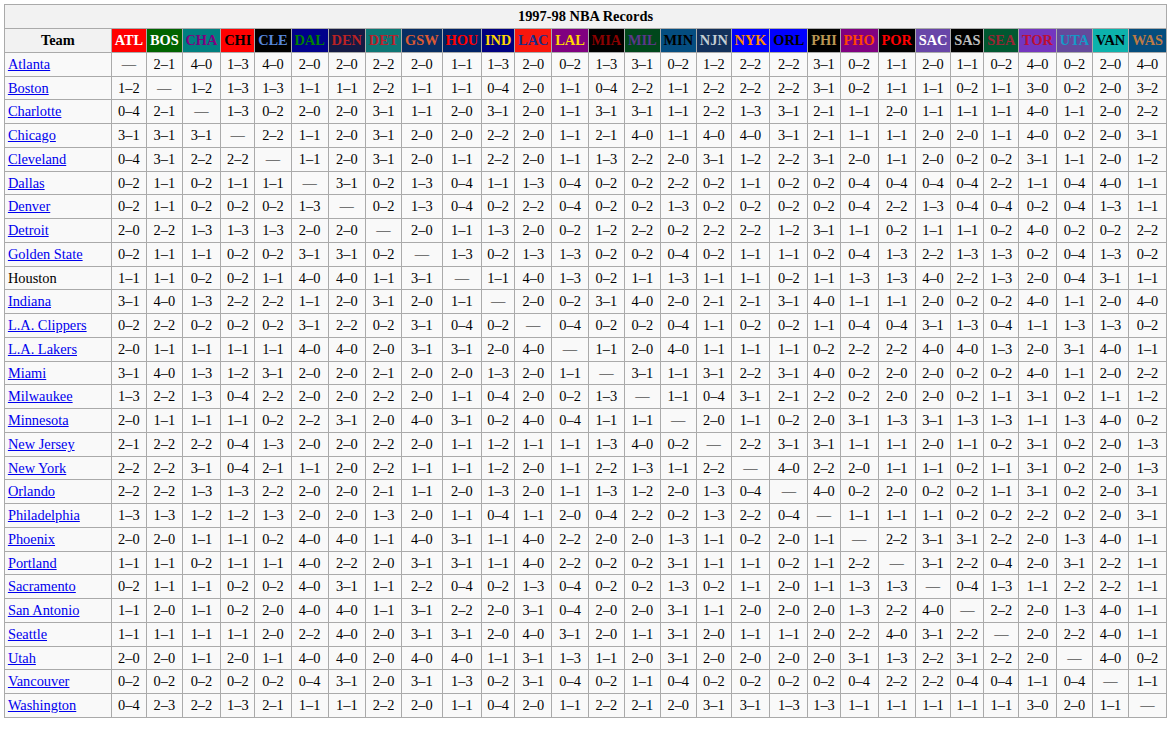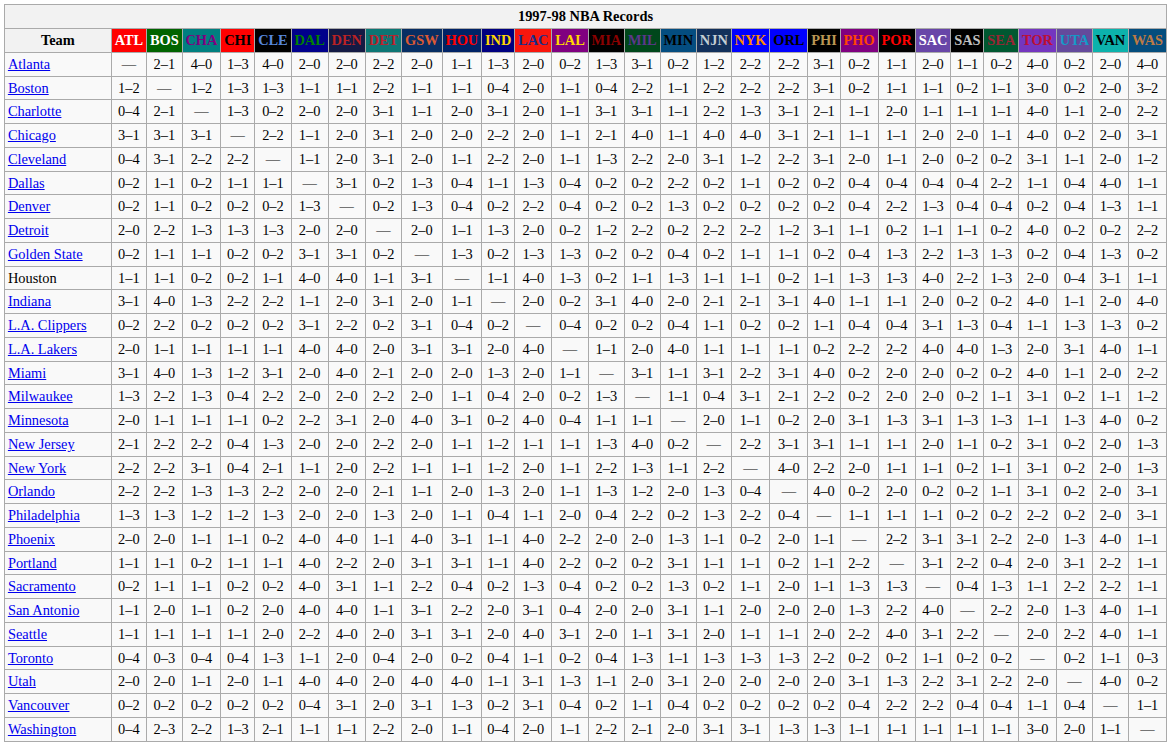(347, 373) 2–0 -> (347, 373) 4–0
+ row: (31, 658)
